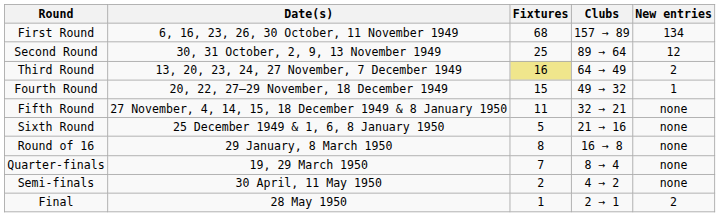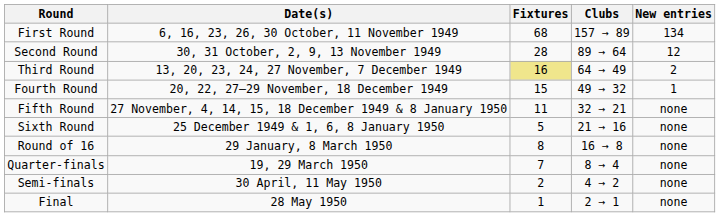(541, 52) 25 -> (541, 52) 28
(674, 202) 2 -> (674, 202) none
